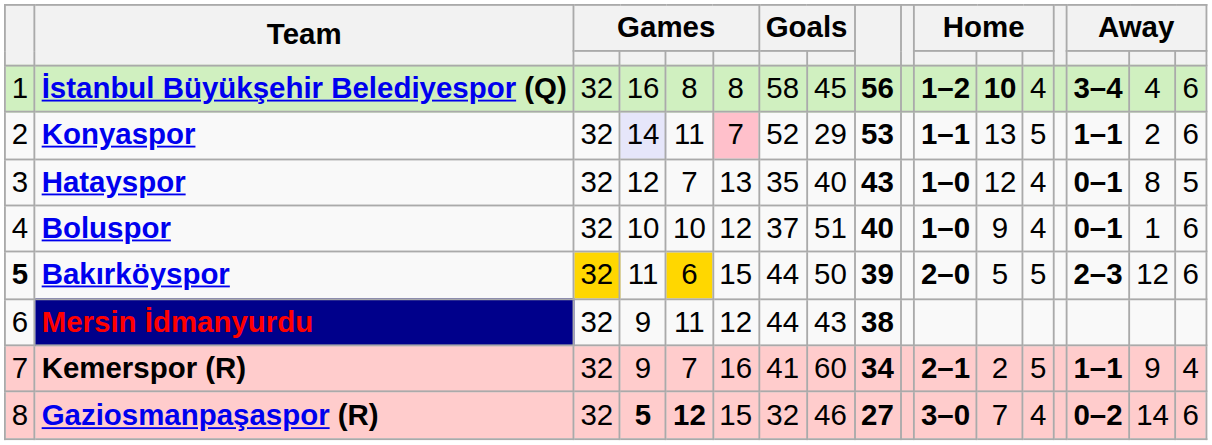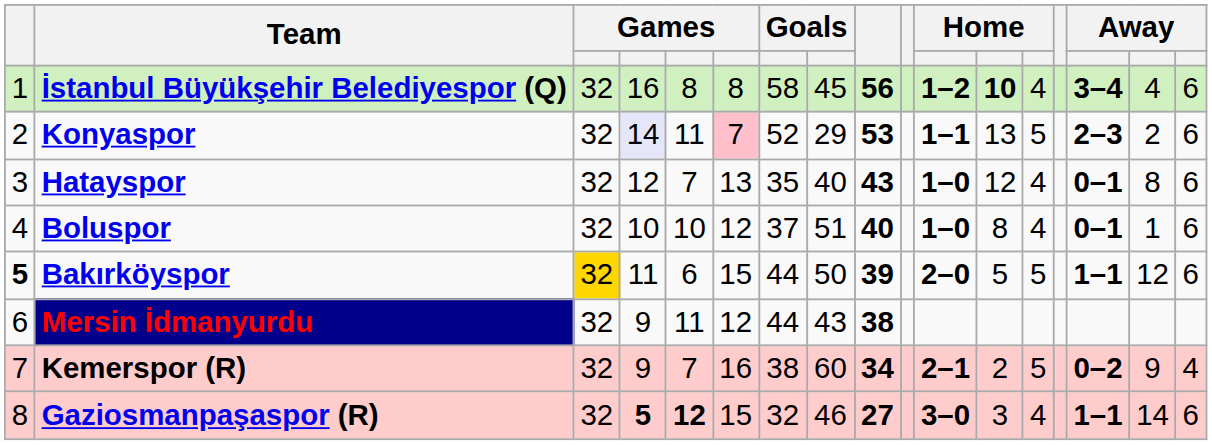(1098, 134) 1–1 -> (1098, 134) 2–3
(1191, 181) 5 -> (1191, 181) 6
(1000, 228) 9 -> (1000, 228) 8
(689, 274) gold background -> (689, 274) no background
(1098, 274) 2–3 -> (1098, 274) 1–1
(783, 368) 41 -> (783, 368) 38
(1098, 368) 1–1 -> (1098, 368) 0–2
(1000, 414) 7 -> (1000, 414) 3
(1098, 414) 0–2 -> (1098, 414) 1–1
